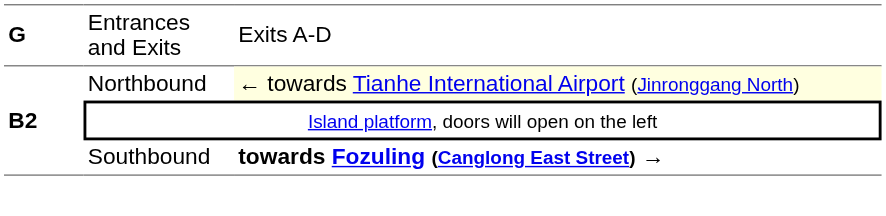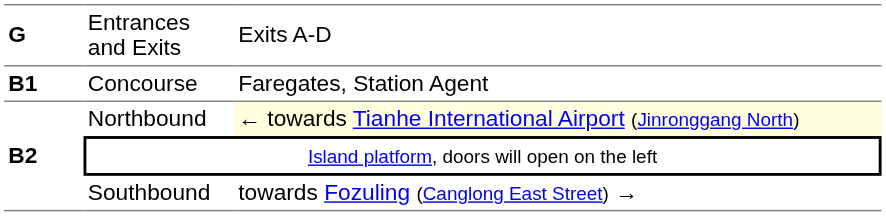+ row: (143, 83)
(451, 157) bold -> (438, 192) normal
